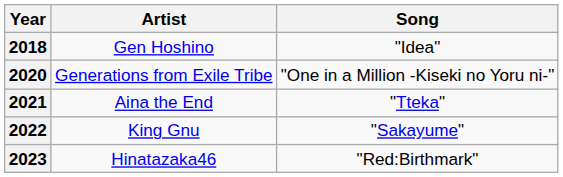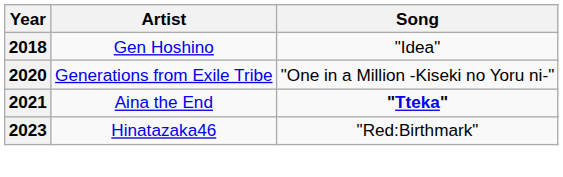(417, 103) normal -> (417, 103) bold
- row: (28, 131)
